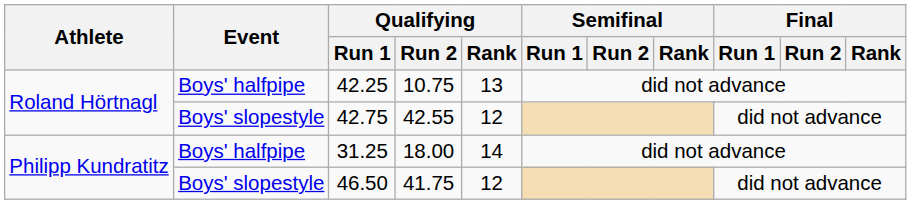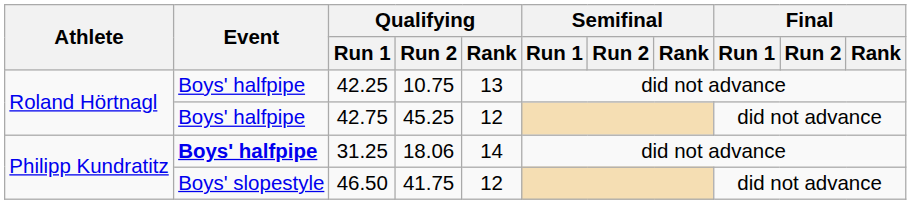(251, 118) Boys' slopestyle -> (242, 118) Boys' halfpipe
(429, 118) 42.55 -> (429, 118) 45.25
(242, 150) normal -> (248, 150) bold
(429, 150) 18.00 -> (429, 150) 18.06
